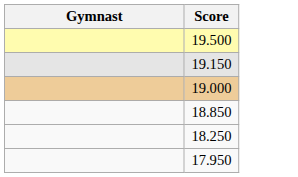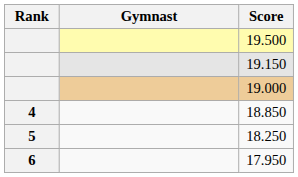+ column: (32, 16)
